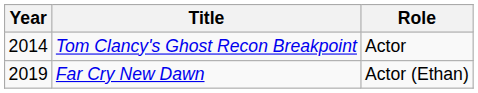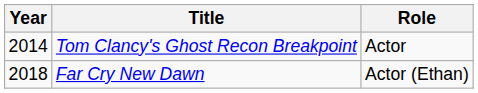(28, 74) 2019 -> (28, 74) 2018
